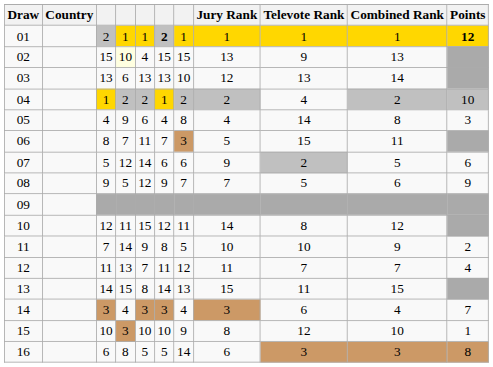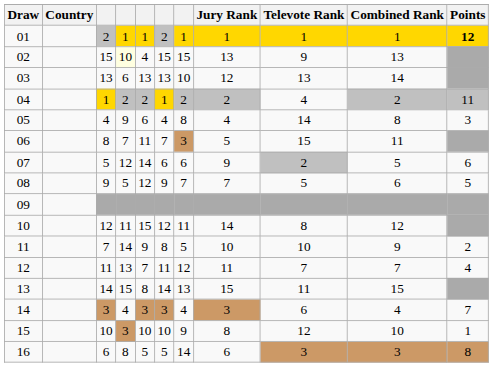(164, 36) bold -> (164, 36) normal
(468, 99) 10 -> (468, 99) 11
(468, 183) 9 -> (468, 183) 5
